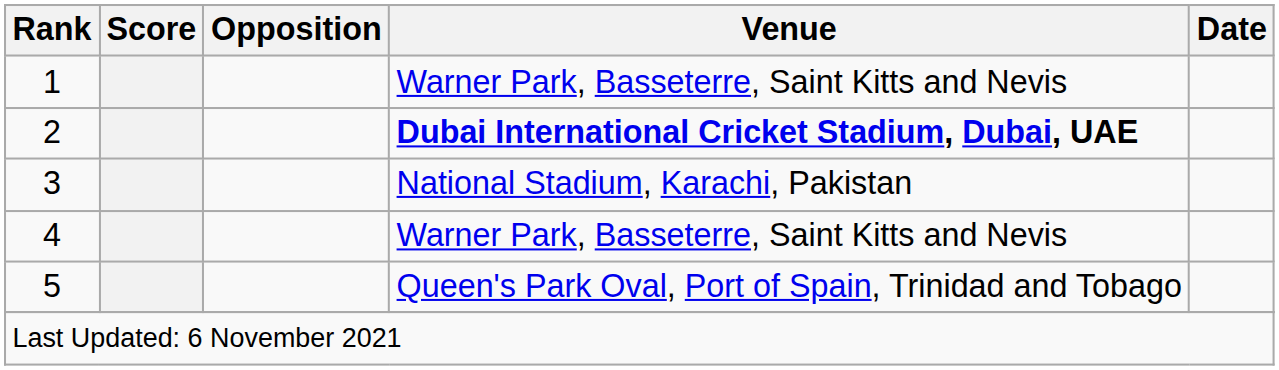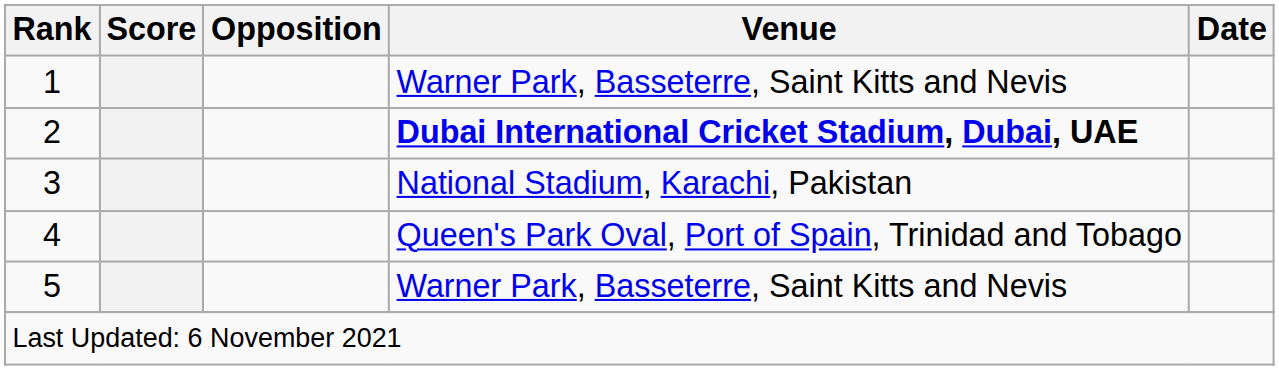(732, 235) Warner Park, Basseterre, Saint Kitts and Nevis -> (789, 235) Queen's Park Oval, Port of Spain, Trinidad and Tobago
(789, 286) Queen's Park Oval, Port of Spain, Trinidad and Tobago -> (732, 286) Warner Park, Basseterre, Saint Kitts and Nevis
